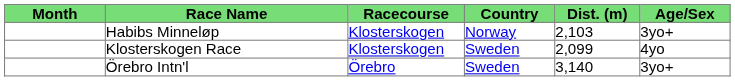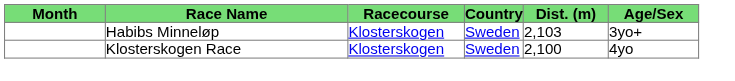(491, 31) Norway -> (492, 31) Sweden
(574, 49) 2,099 -> (543, 49) 2,100
- row: (147, 67)
